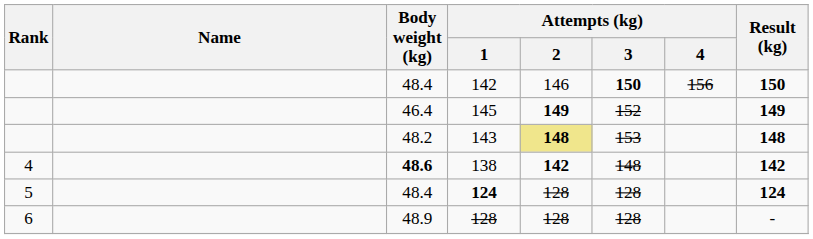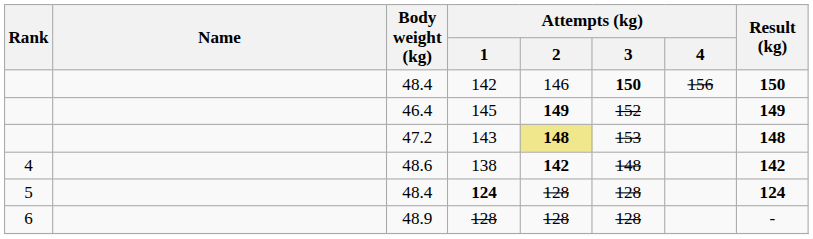(417, 138) 48.2 -> (417, 138) 47.2
(417, 165) bold -> (417, 165) normal
